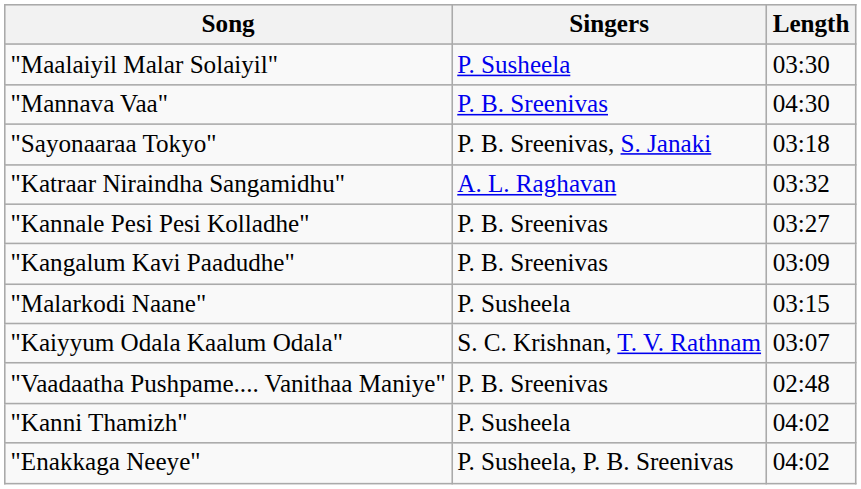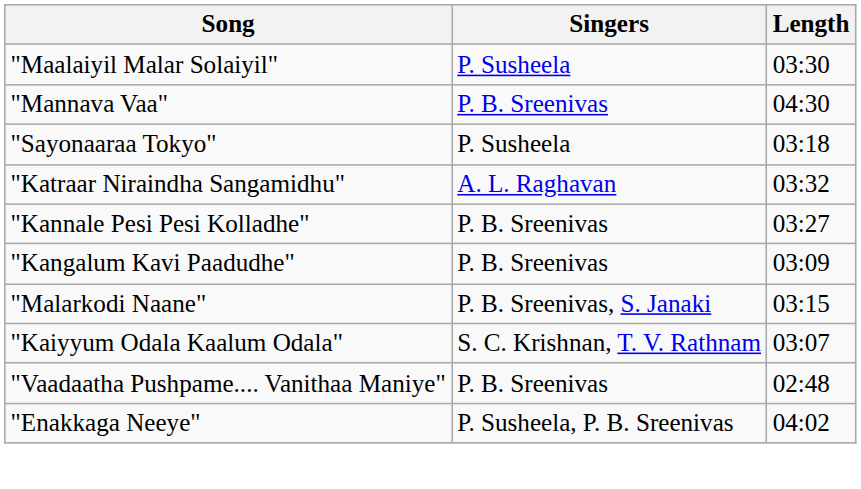(584, 143) P. B. Sreenivas, S. Janaki -> (514, 143) P. Susheela
(514, 303) P. Susheela -> (584, 303) P. B. Sreenivas, S. Janaki
- row: (99, 422)
